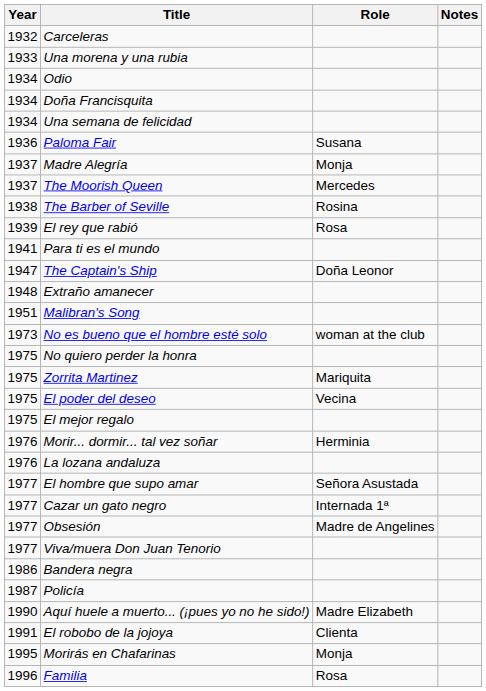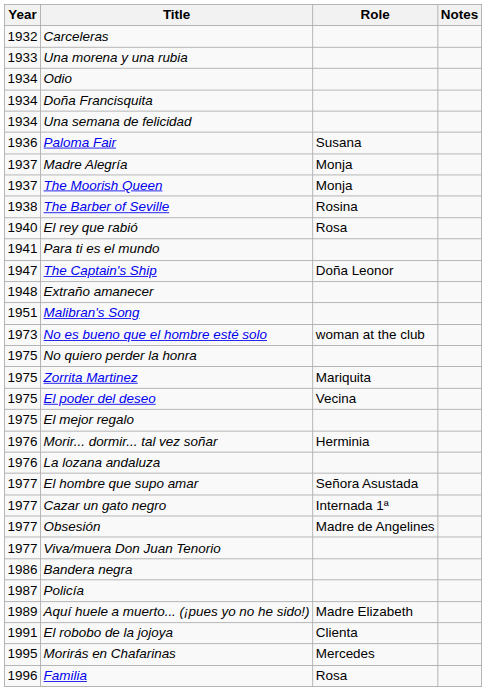(345, 185) Mercedes -> (334, 185) Monja
(22, 228) 1939 -> (22, 228) 1940
(22, 611) 1990 -> (22, 611) 1989
(334, 654) Monja -> (345, 654) Mercedes
